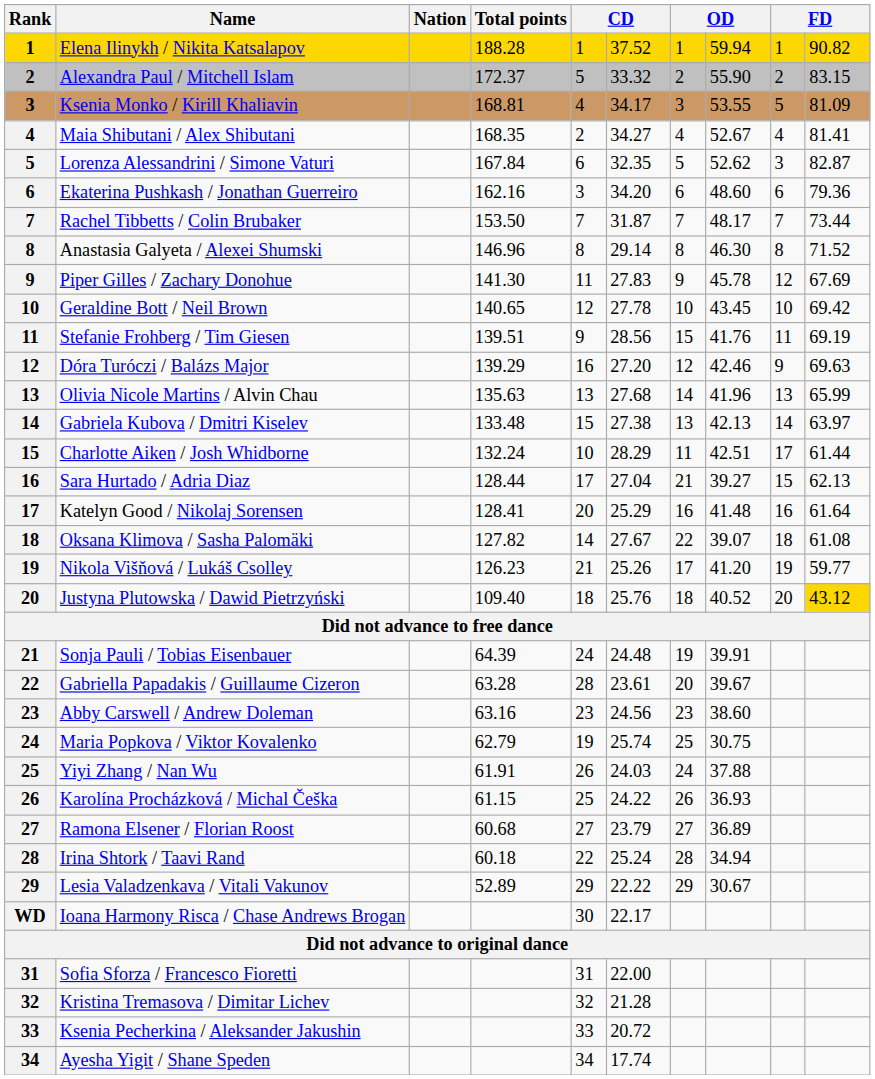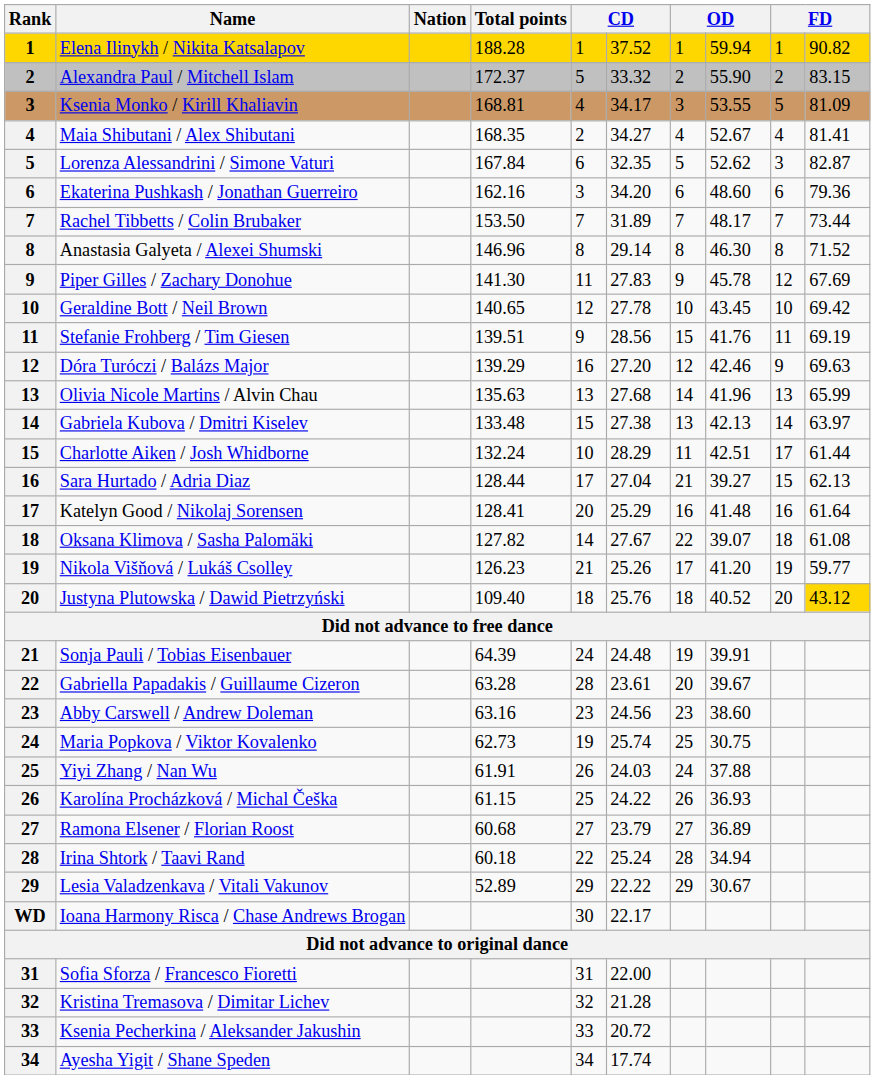(631, 221) 31.87 -> (631, 221) 31.89
(495, 742) 62.79 -> (495, 742) 62.73
